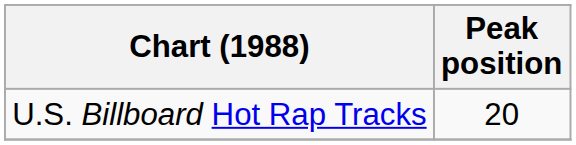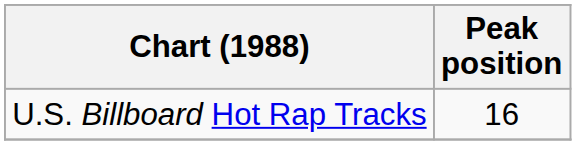(502, 113) 20 -> (502, 113) 16
